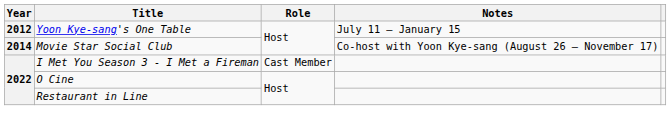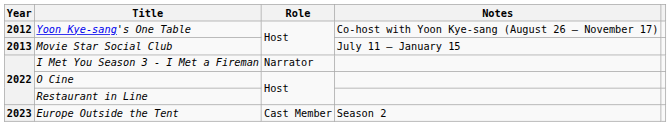(399, 30) July 11 – January 15 -> (498, 30) Co-host with Yoon Kye-sang (August 26 – November 17)
(19, 46) 2014 -> (19, 46) 2013
(498, 46) Co-host with Yoon Kye-sang (August 26 – November 17) -> (399, 46) July 11 – January 15
(298, 63) Cast Member -> (289, 63) Narrator
+ row: (108, 113)
